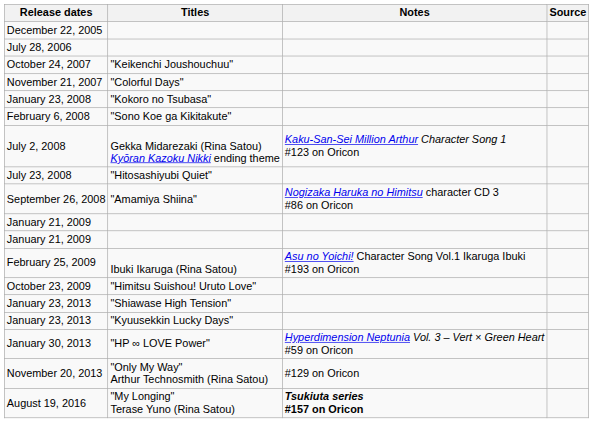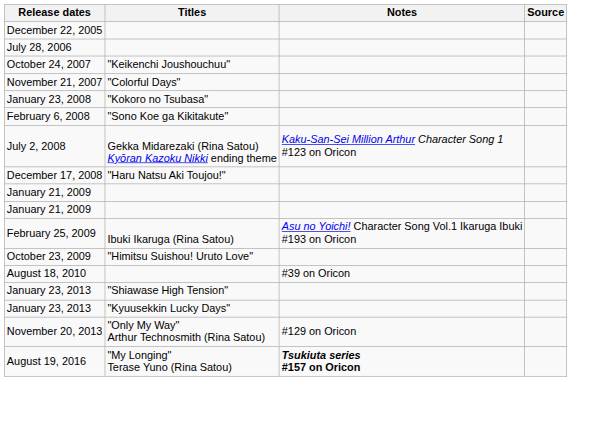- row: (39, 175)
- row: (56, 199)
+ row: (55, 175)
+ row: (46, 274)
- row: (49, 344)
